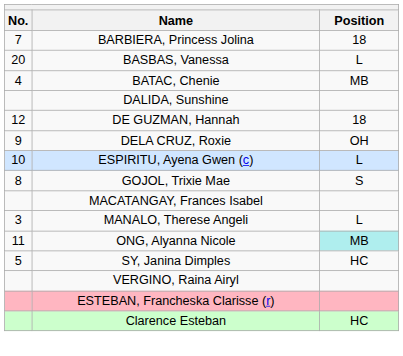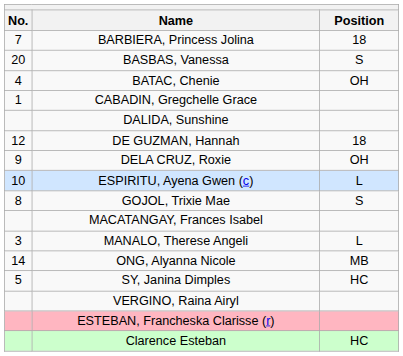(359, 60) L -> (359, 60) S
(359, 80) MB -> (359, 80) OH
+ row: (176, 100)
(18, 240) 11 -> (18, 260) 14
(359, 240) paleturquoise background -> (359, 260) no background
